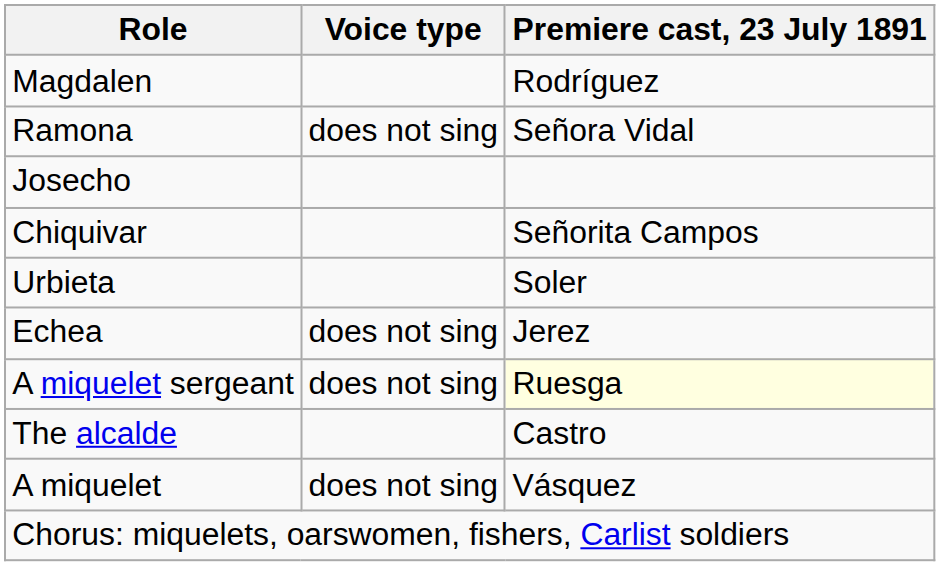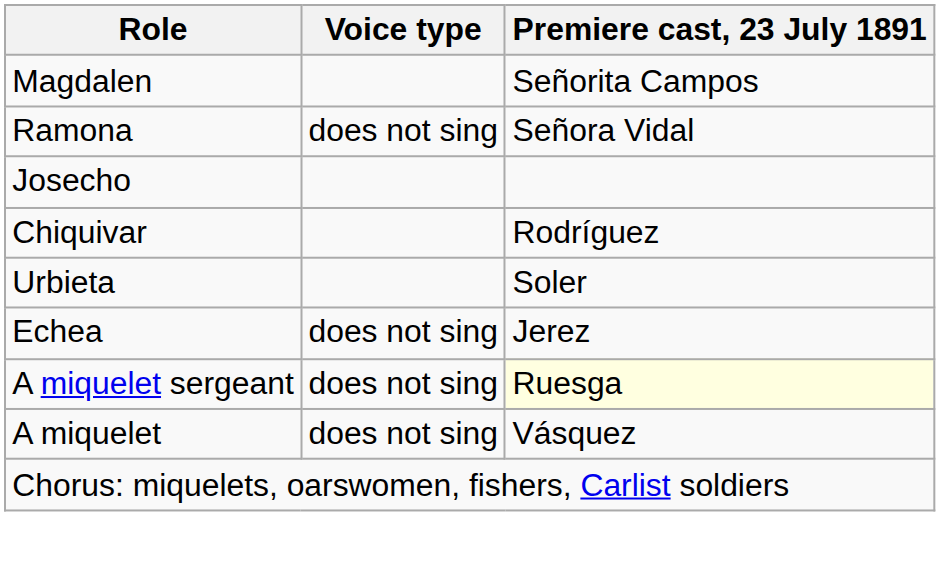(586, 80) Rodríguez -> (636, 80) Señorita Campos
(636, 231) Señorita Campos -> (586, 231) Rodríguez
- row: (95, 433)
